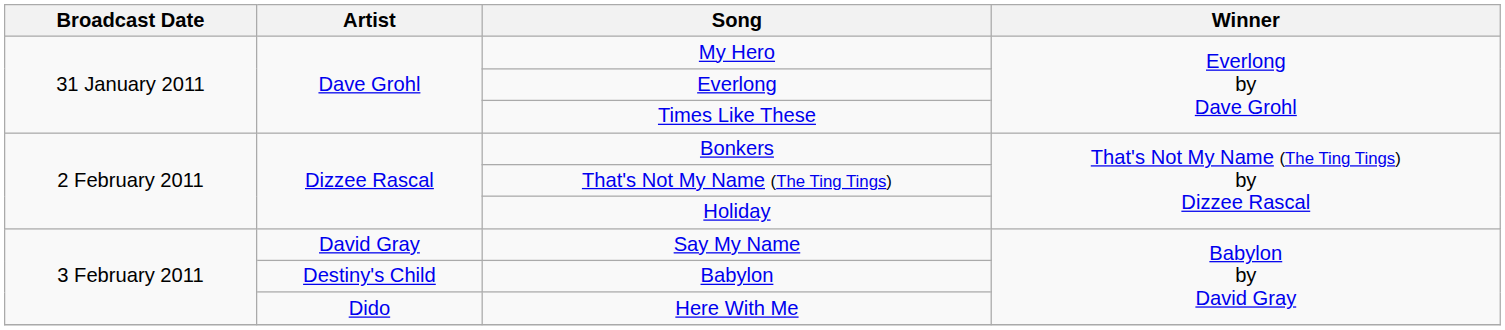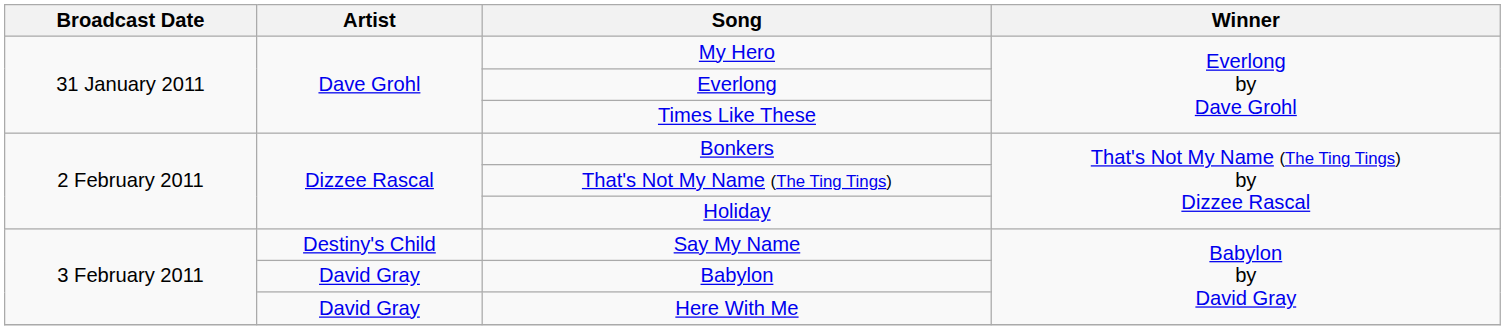(369, 244) David Gray -> (369, 244) Destiny's Child
(369, 276) Destiny's Child -> (369, 276) David Gray
(369, 308) Dido -> (369, 308) David Gray
